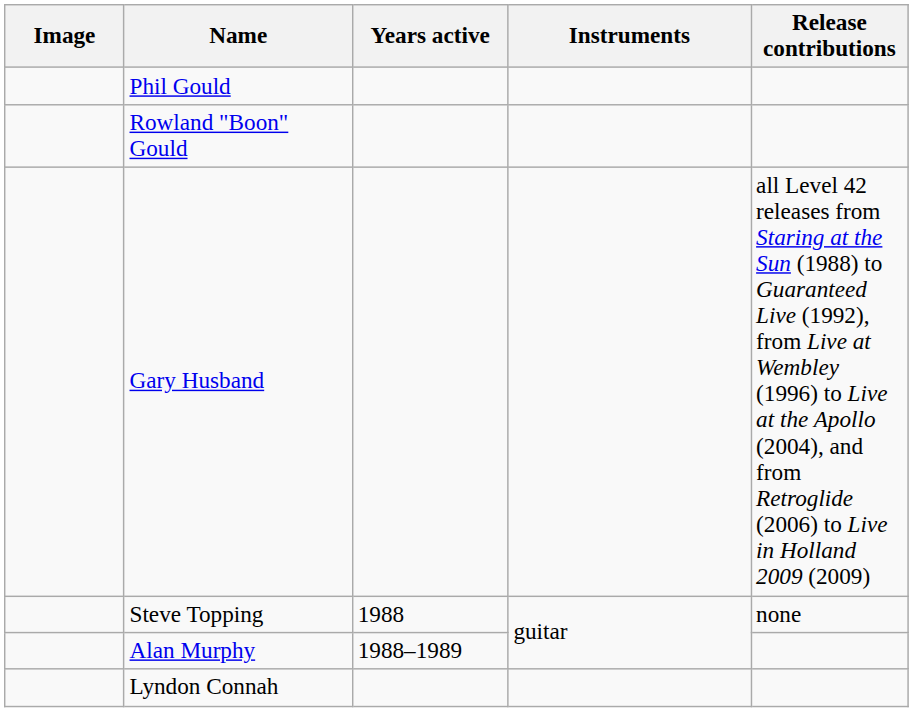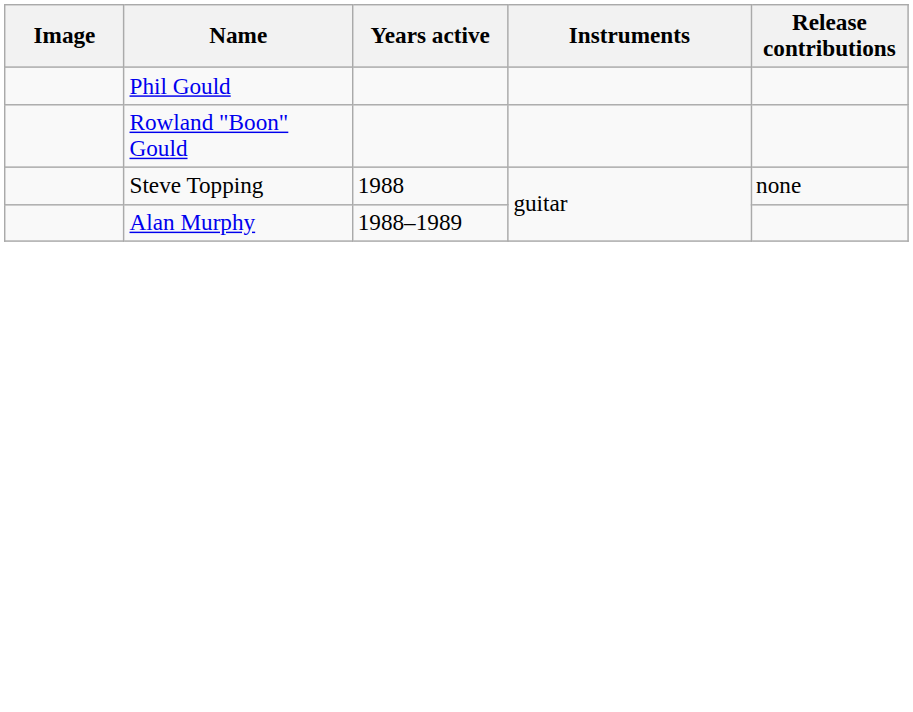- row: (197, 381)
- row: (204, 687)
